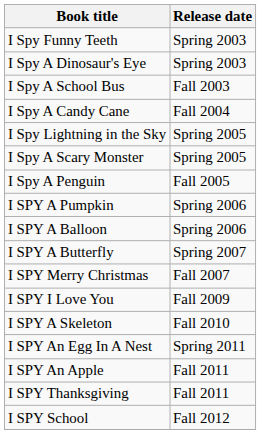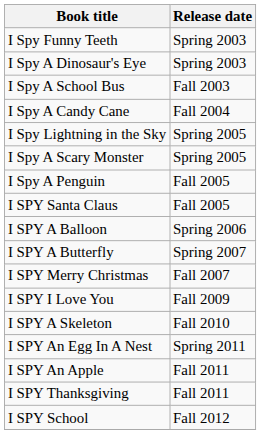+ row: (63, 205)
- row: (61, 205)
